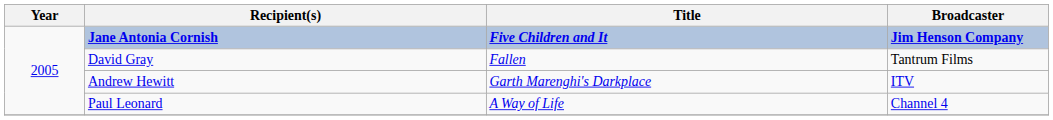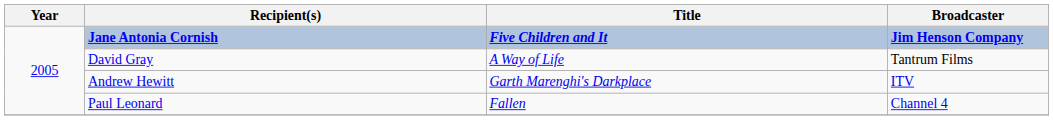(508, 59) Fallen -> (527, 59) A Way of Life
(527, 103) A Way of Life -> (508, 103) Fallen
